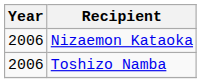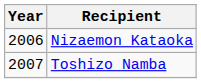(26, 65) 2006 -> (26, 65) 2007
